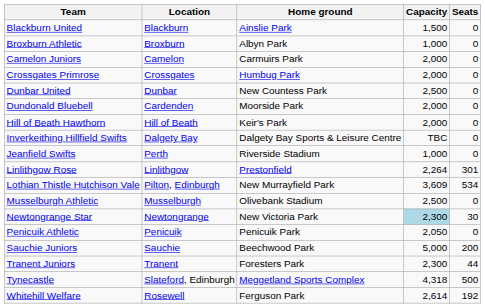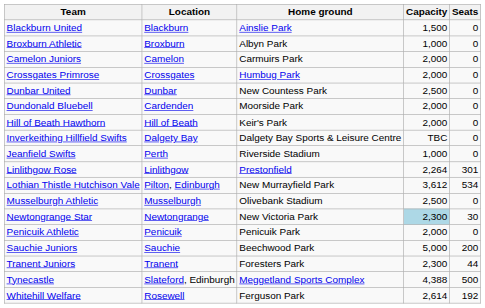(435, 185) 3,609 -> (435, 185) 3,612
(435, 232) 2,050 -> (435, 232) 2,000
(435, 279) 4,318 -> (435, 279) 4,388
